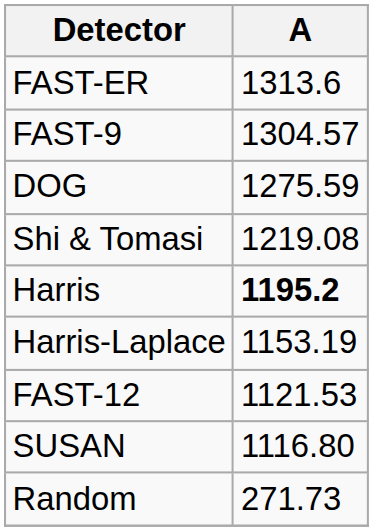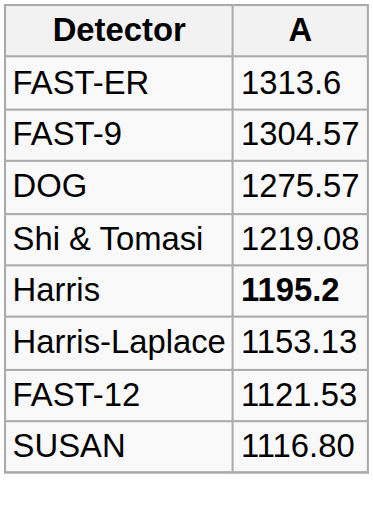(300, 186) 1275.59 -> (300, 186) 1275.57
(299, 342) 1153.19 -> (299, 342) 1153.13
- row: (75, 498)
